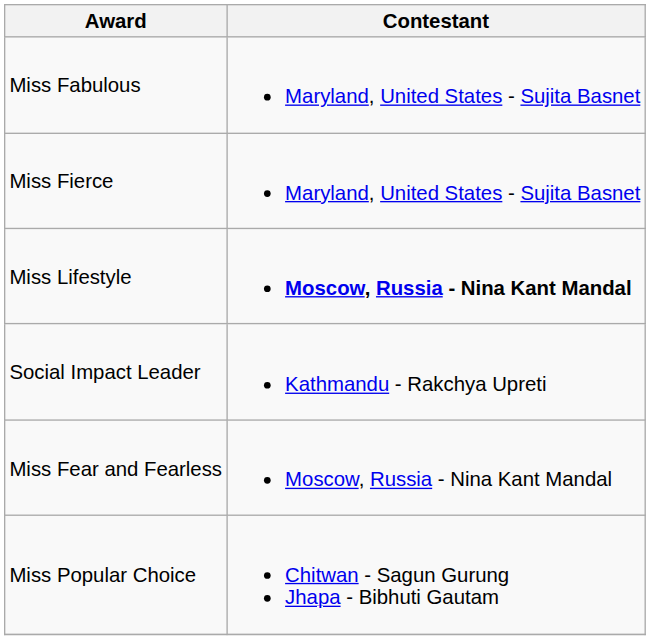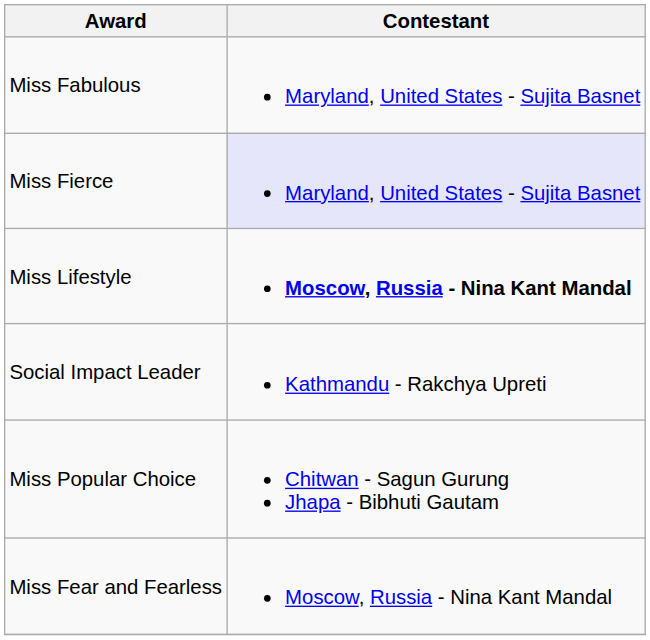(436, 192) no background -> (436, 192) lavender background
rows swapped: (116, 468) <-> (103, 575)
